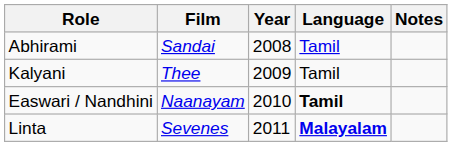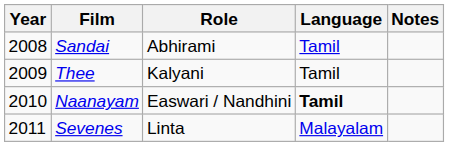columns swapped: (272, 18) <-> (81, 18)
(343, 128) bold -> (341, 128) normal
